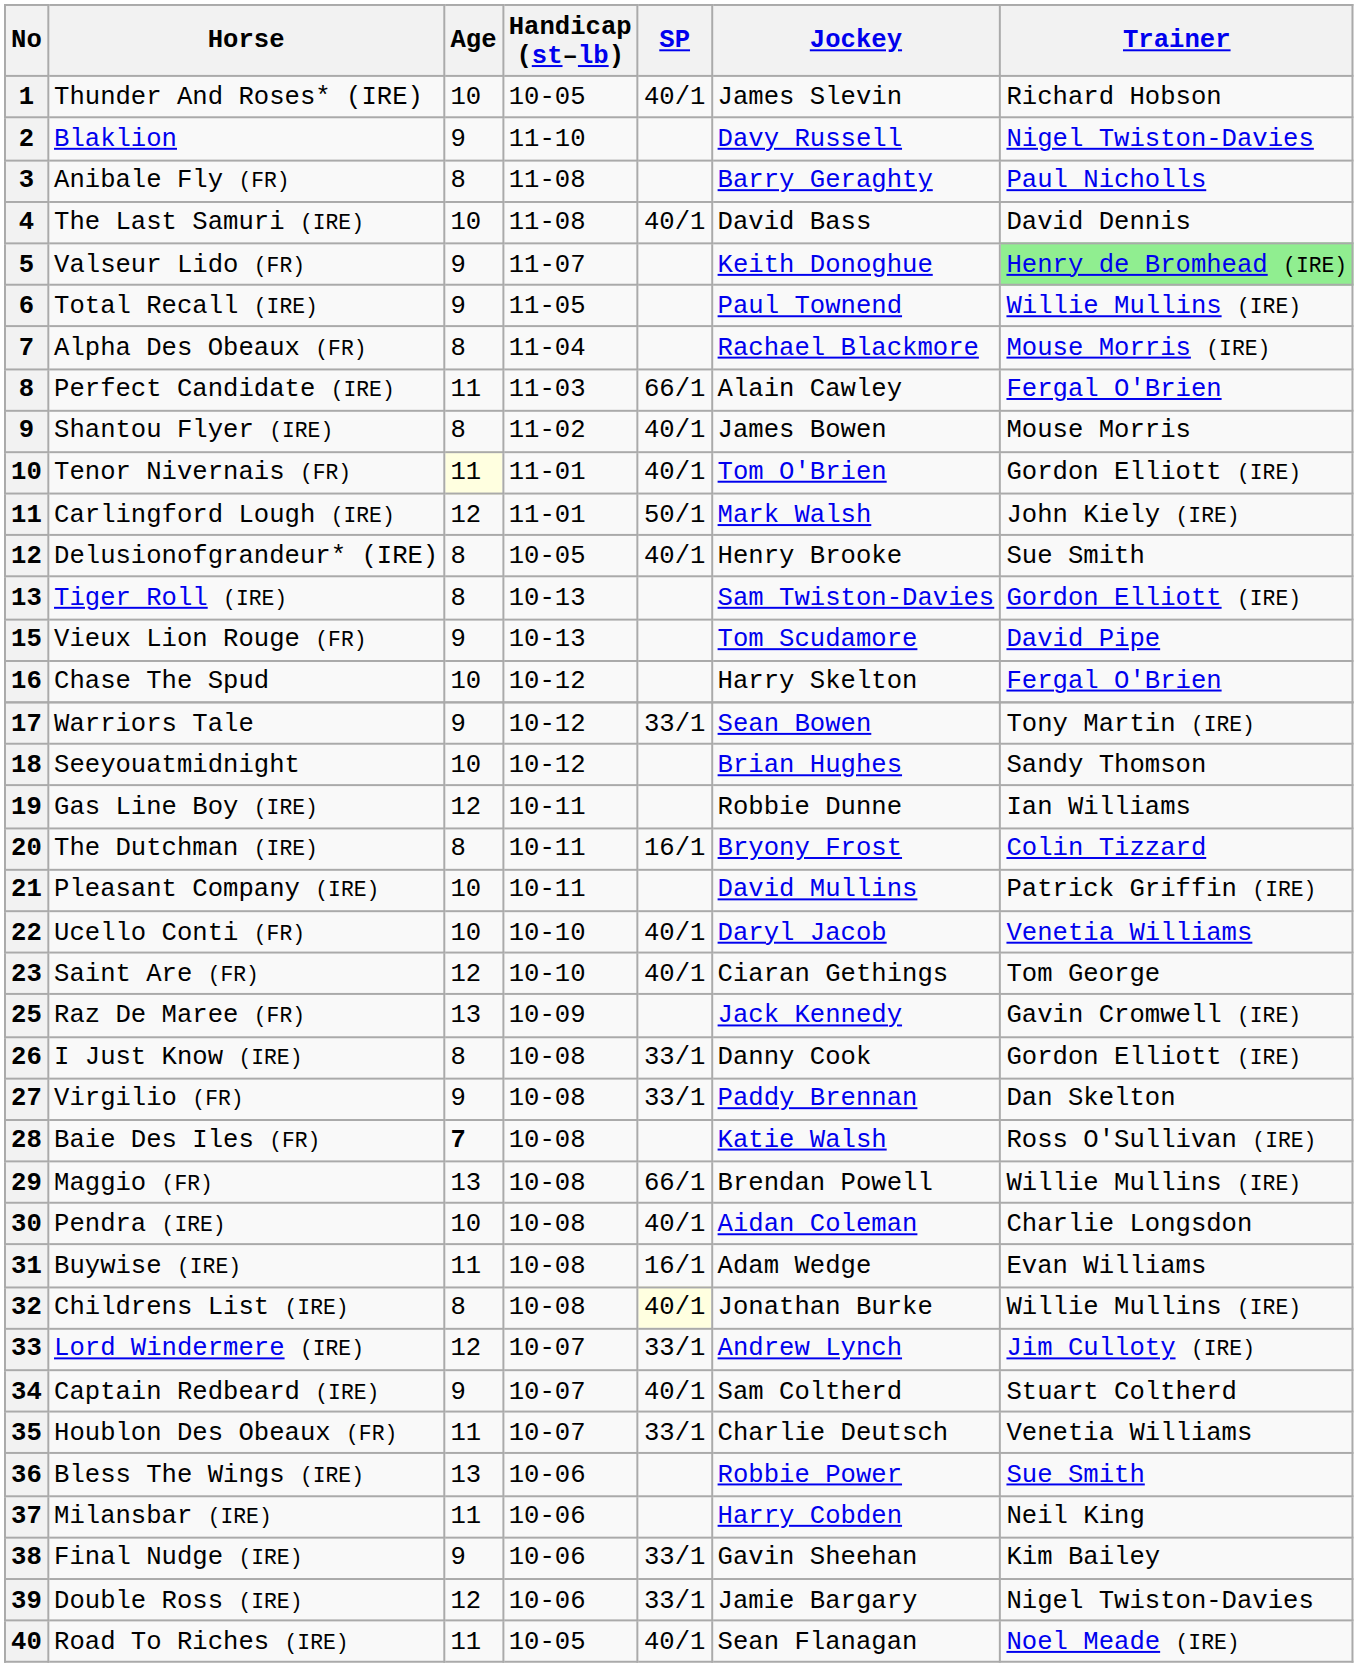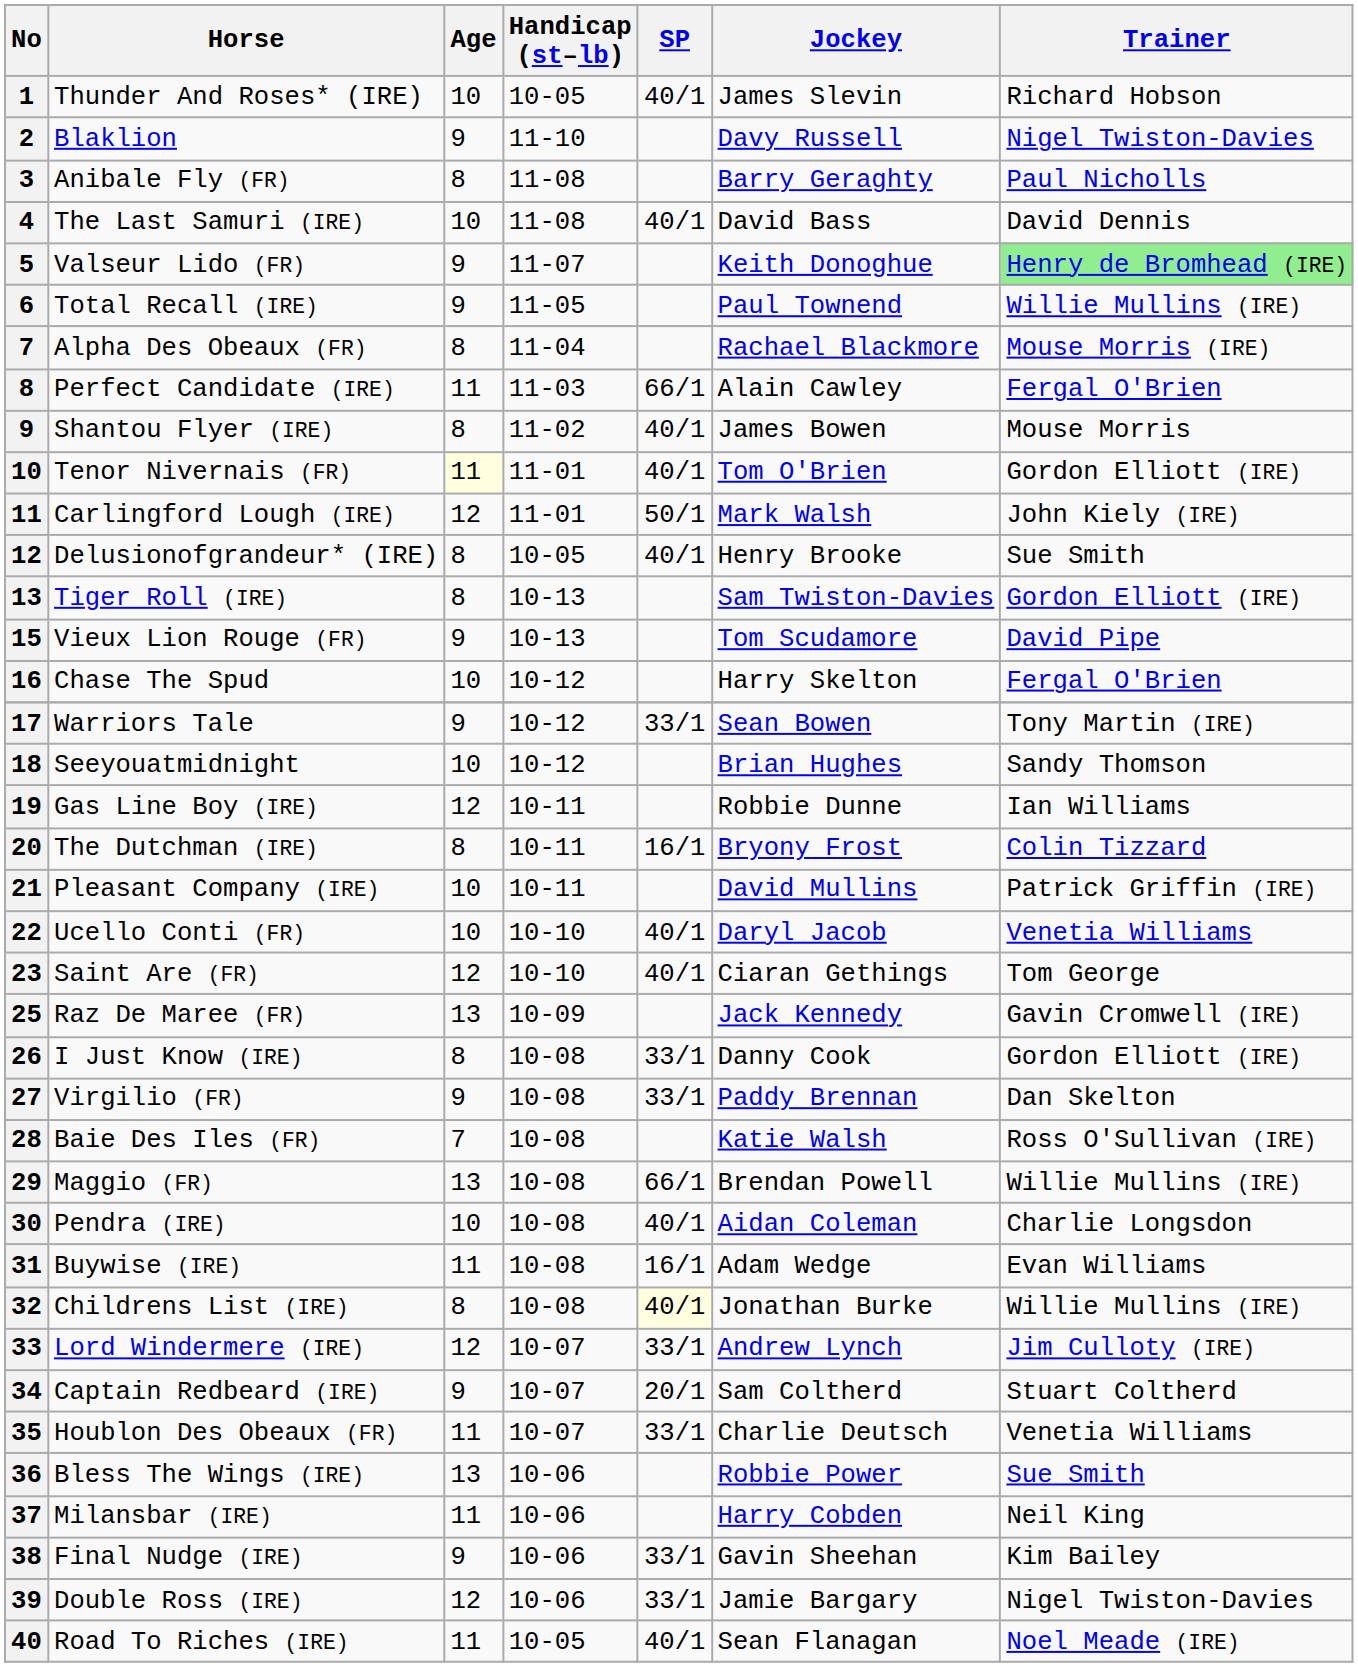(458, 1141) bold -> (458, 1141) normal
(675, 1391) 40/1 -> (675, 1391) 20/1
